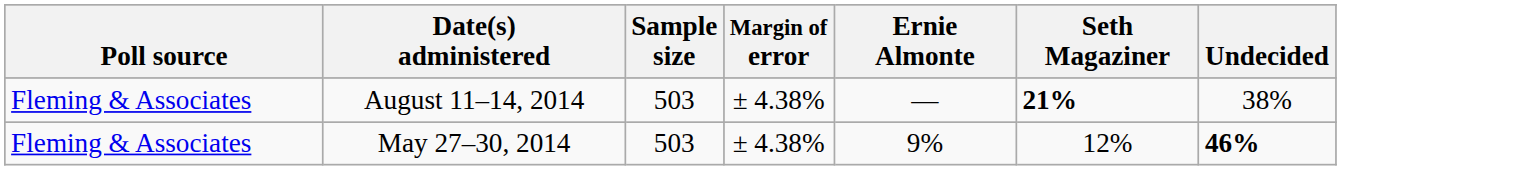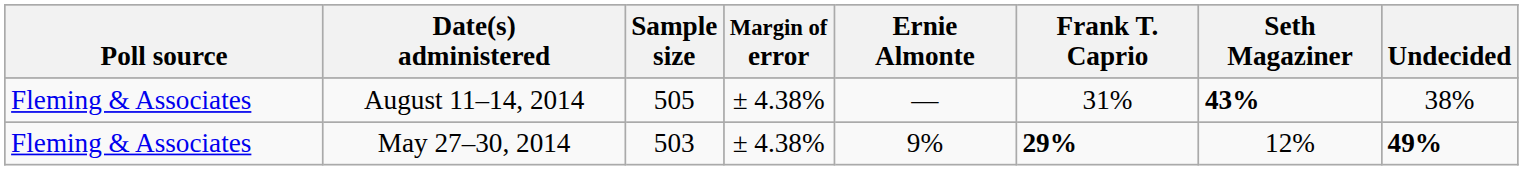+ column: (1107, 41)
(674, 99) 503 -> (674, 99) 505
(1050, 99) 21% -> (1232, 99) 43%
(1232, 142) 46% -> (1415, 142) 49%
